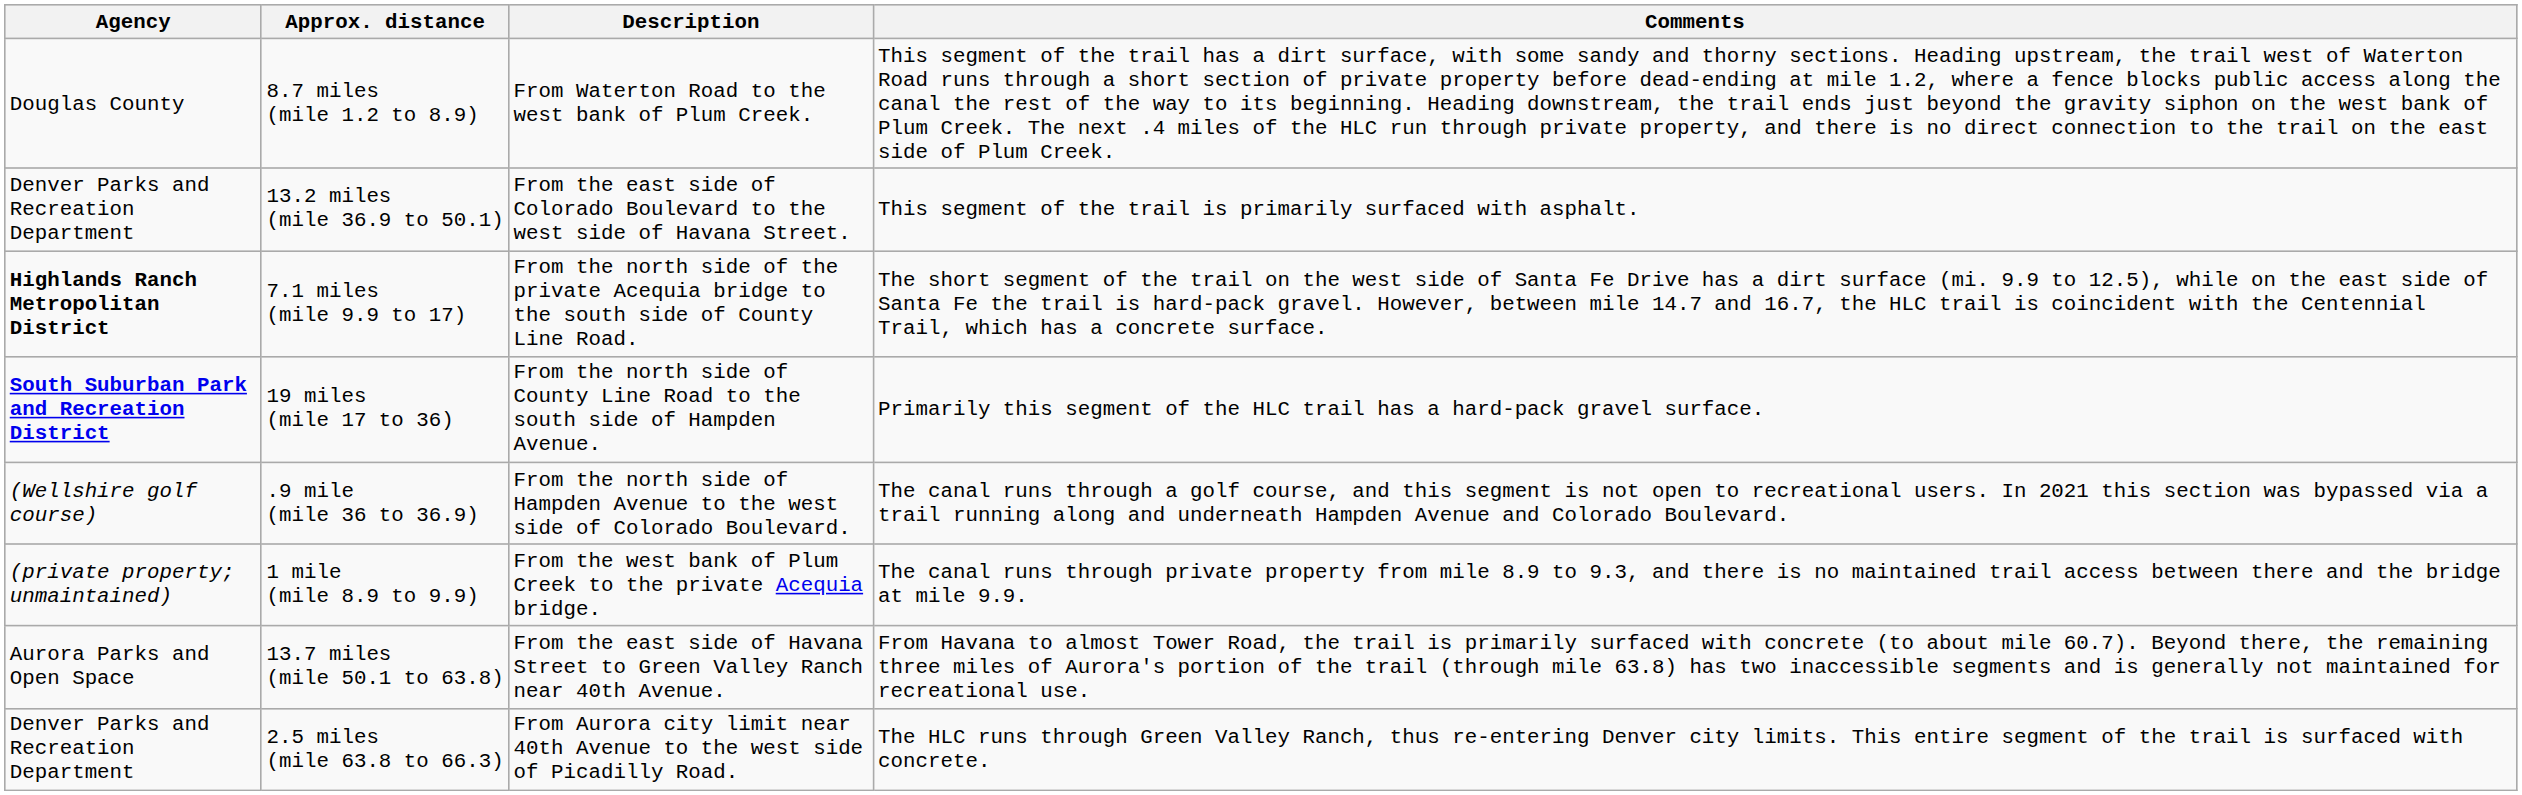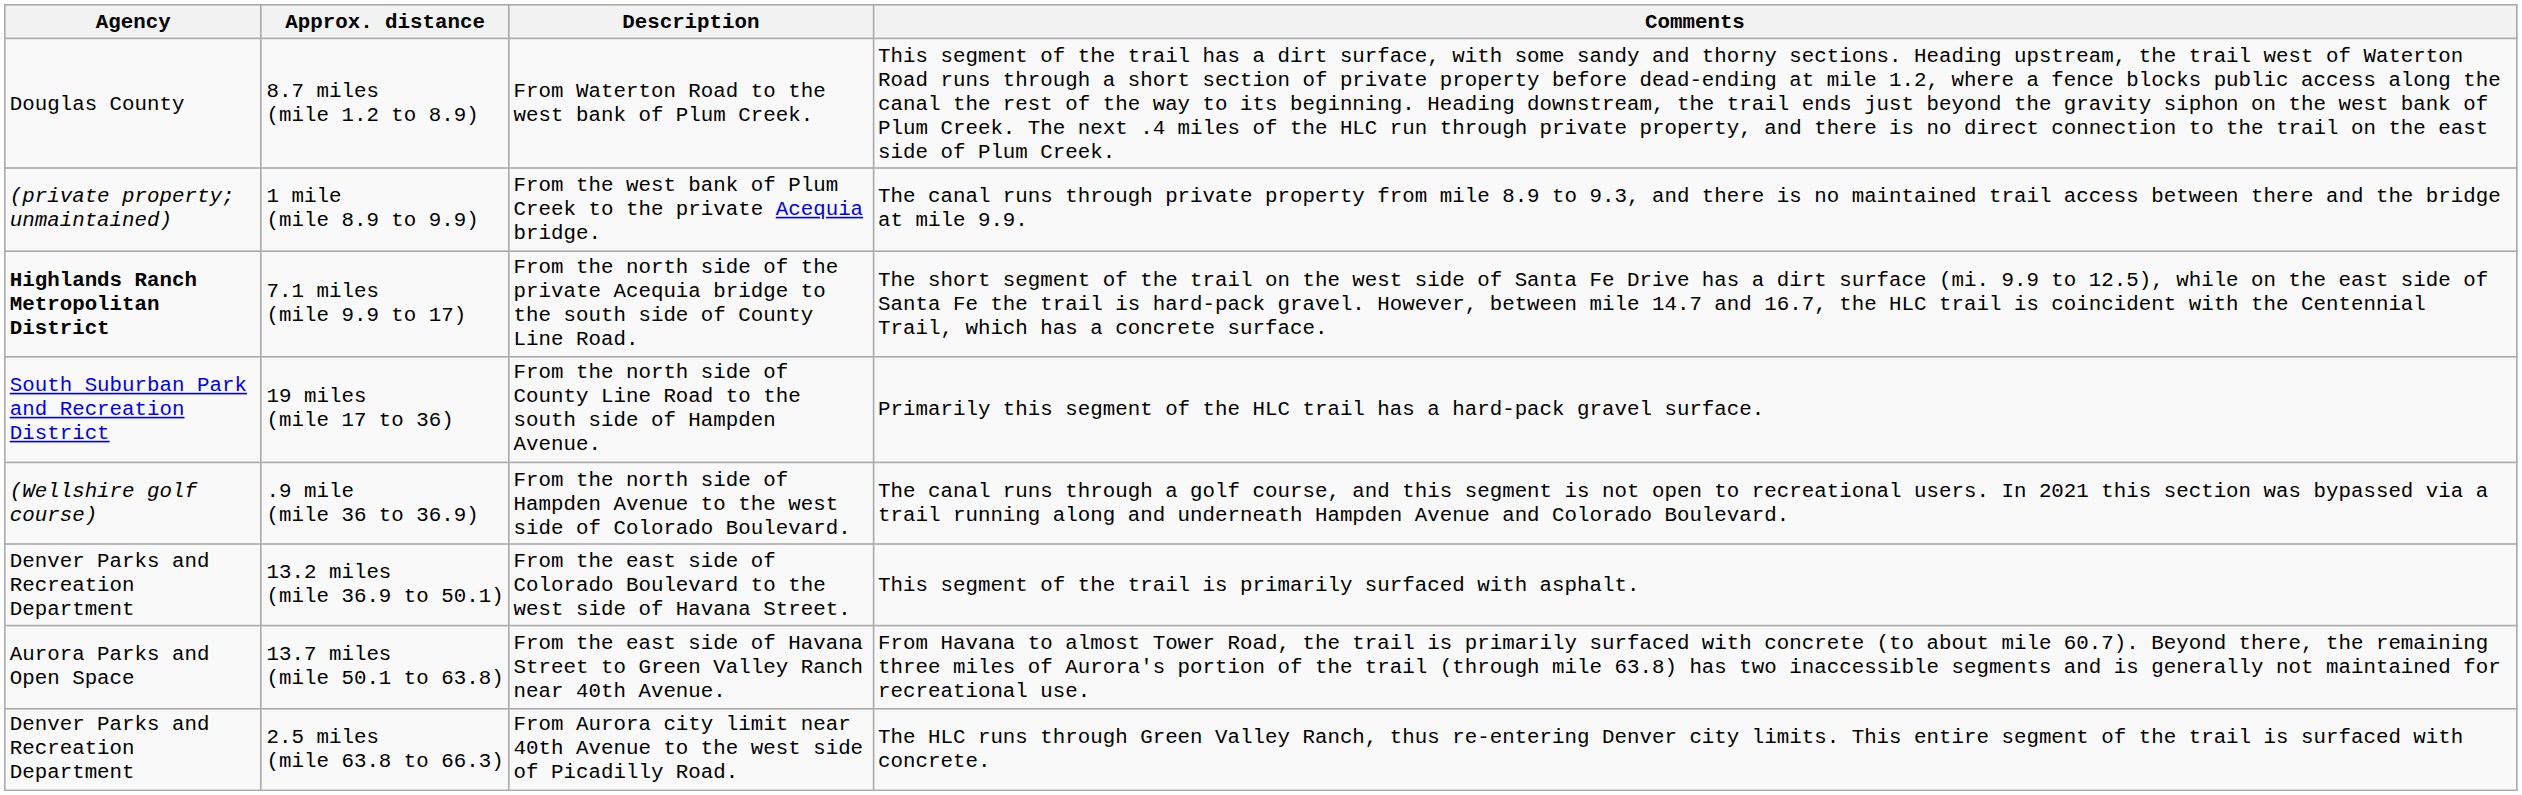rows swapped: (373, 585) <-> (385, 210)
(128, 409) bold -> (128, 409) normal
